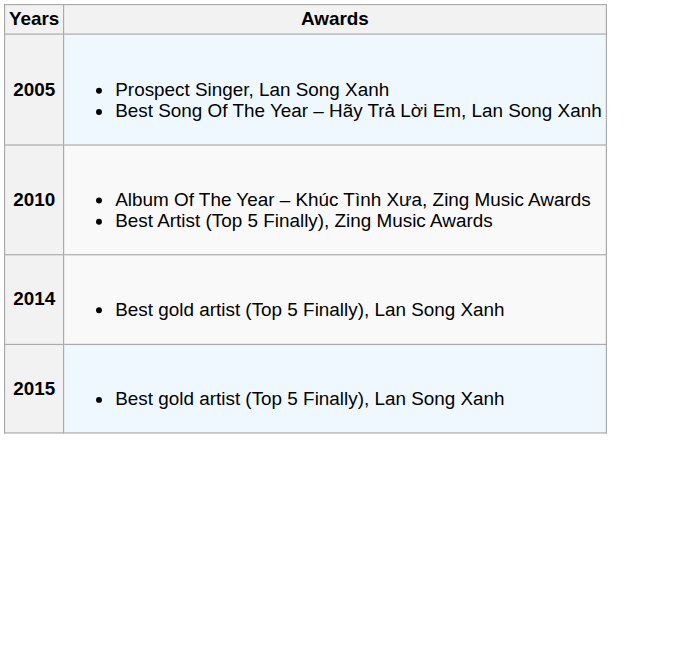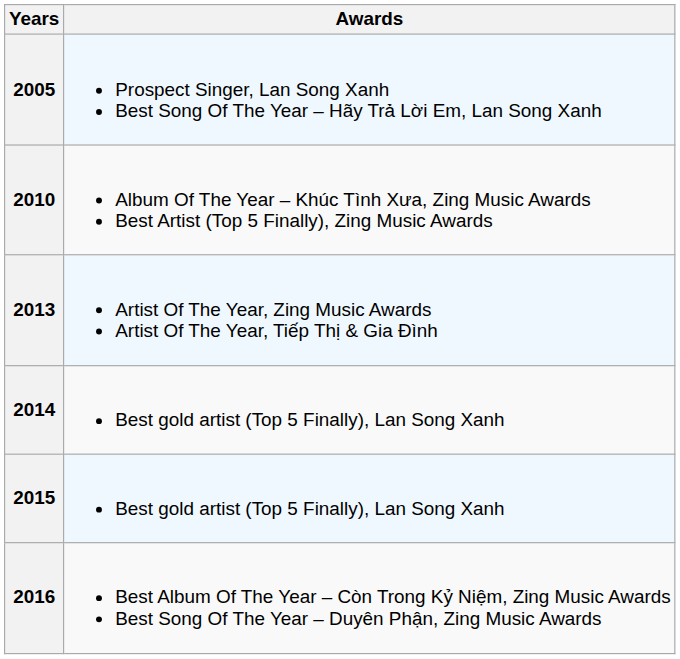+ row: (34, 309)
+ row: (34, 597)
